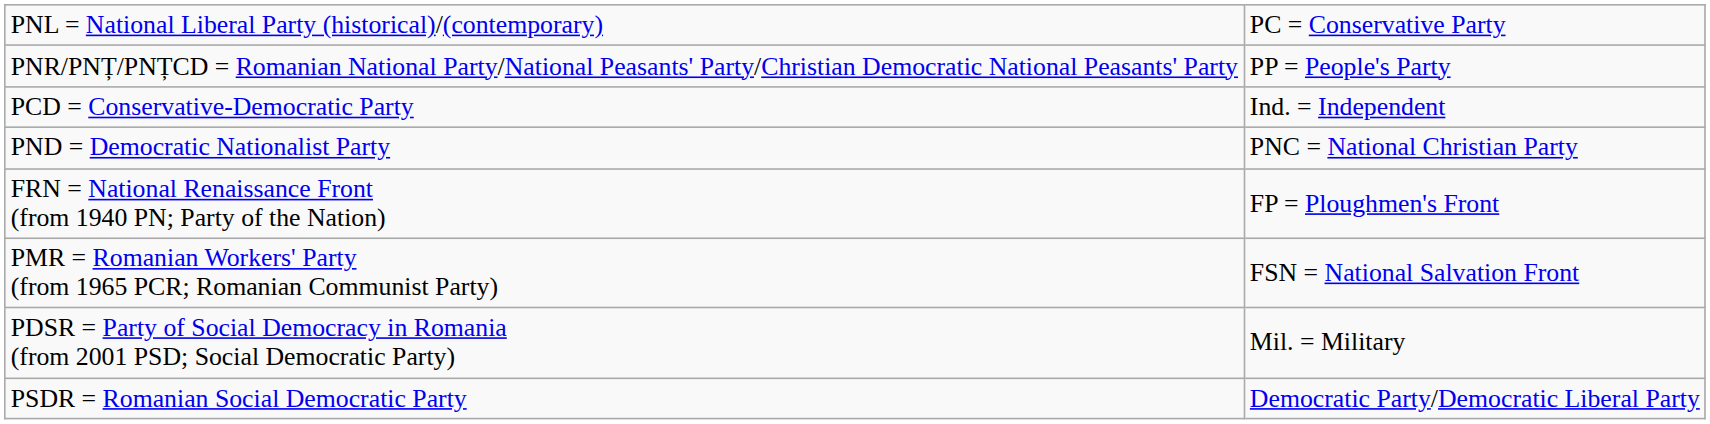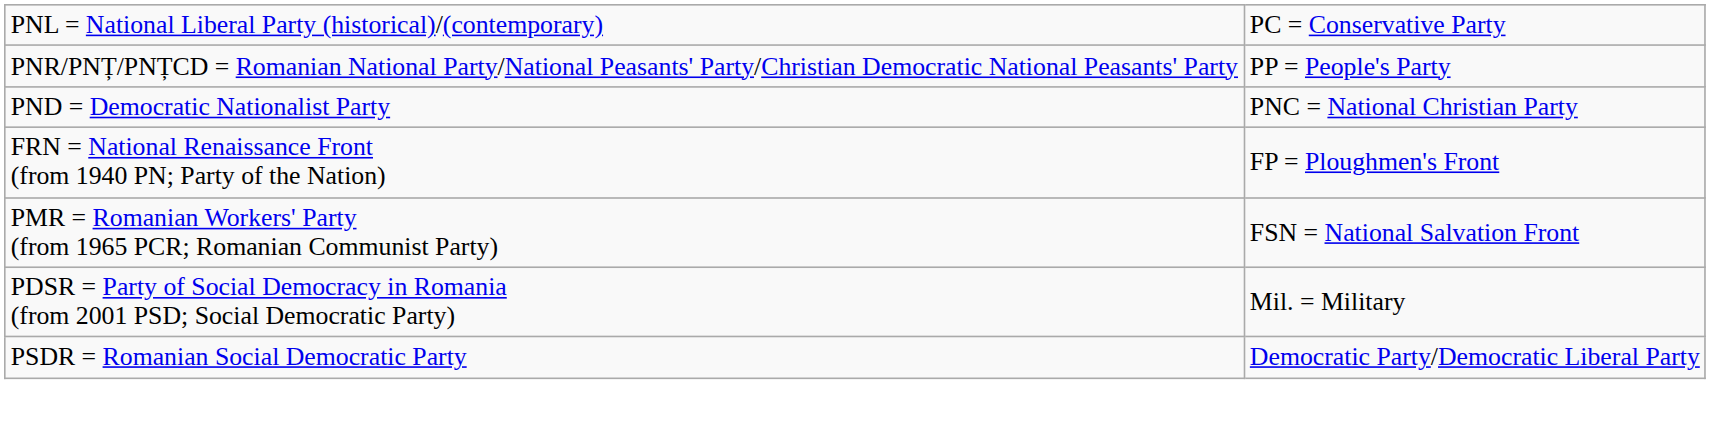- row: (212, 106)
